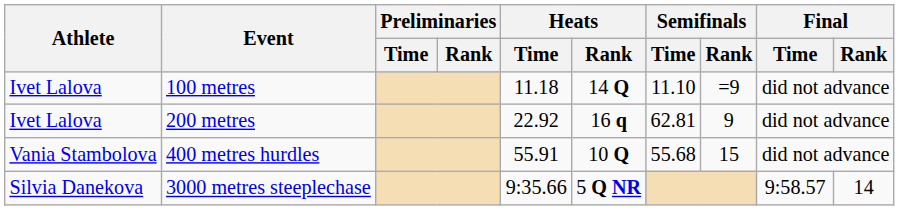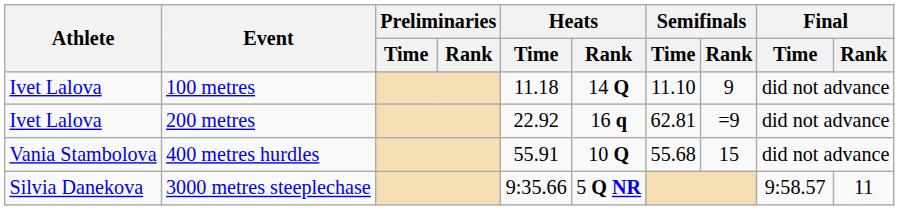(729, 88) =9 -> (729, 88) 9
(729, 121) 9 -> (729, 121) =9
(864, 187) 14 -> (864, 187) 11
